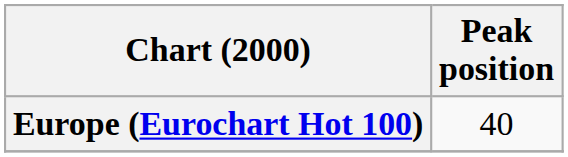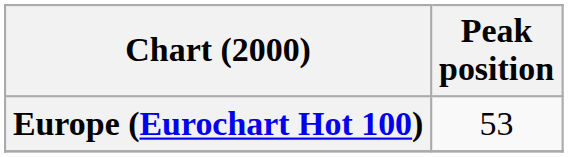(497, 123) 40 -> (497, 123) 53
